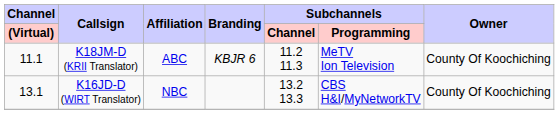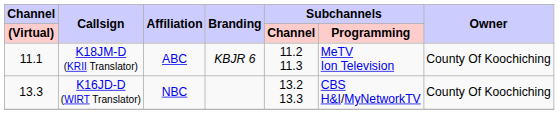(31, 92) 13.1 -> (31, 92) 13.3
